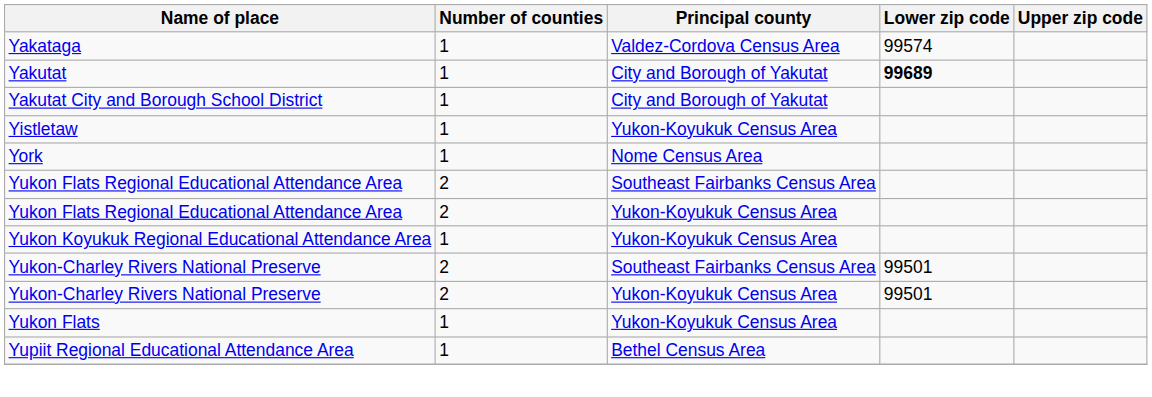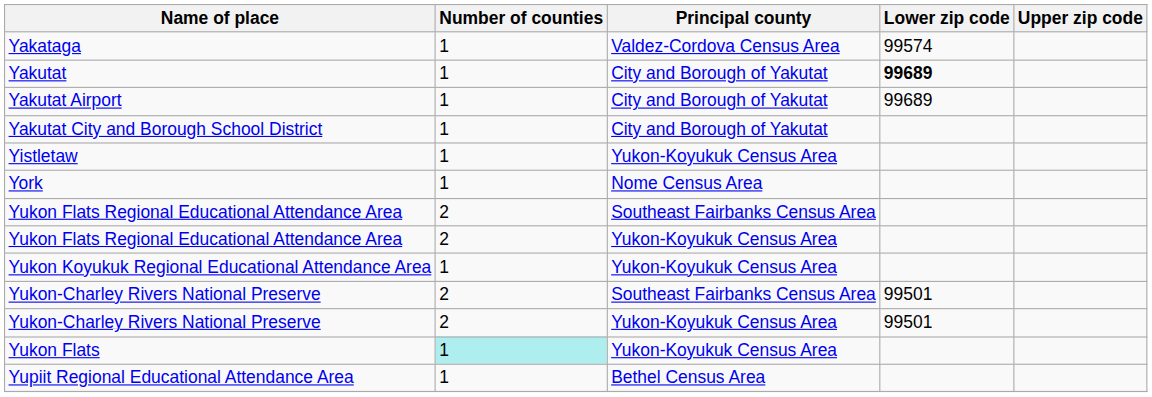+ row: (65, 101)
(444, 322) no background -> (444, 350) paleturquoise background
